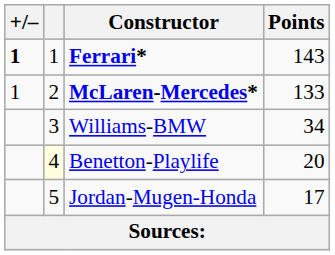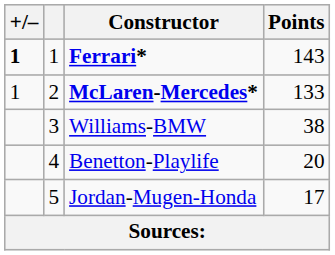(314, 126) 34 -> (314, 126) 38
(54, 161) lightyellow background -> (54, 161) no background
